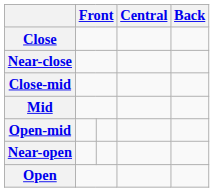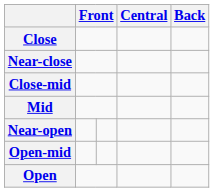rows swapped: (40, 130) <-> (40, 152)
